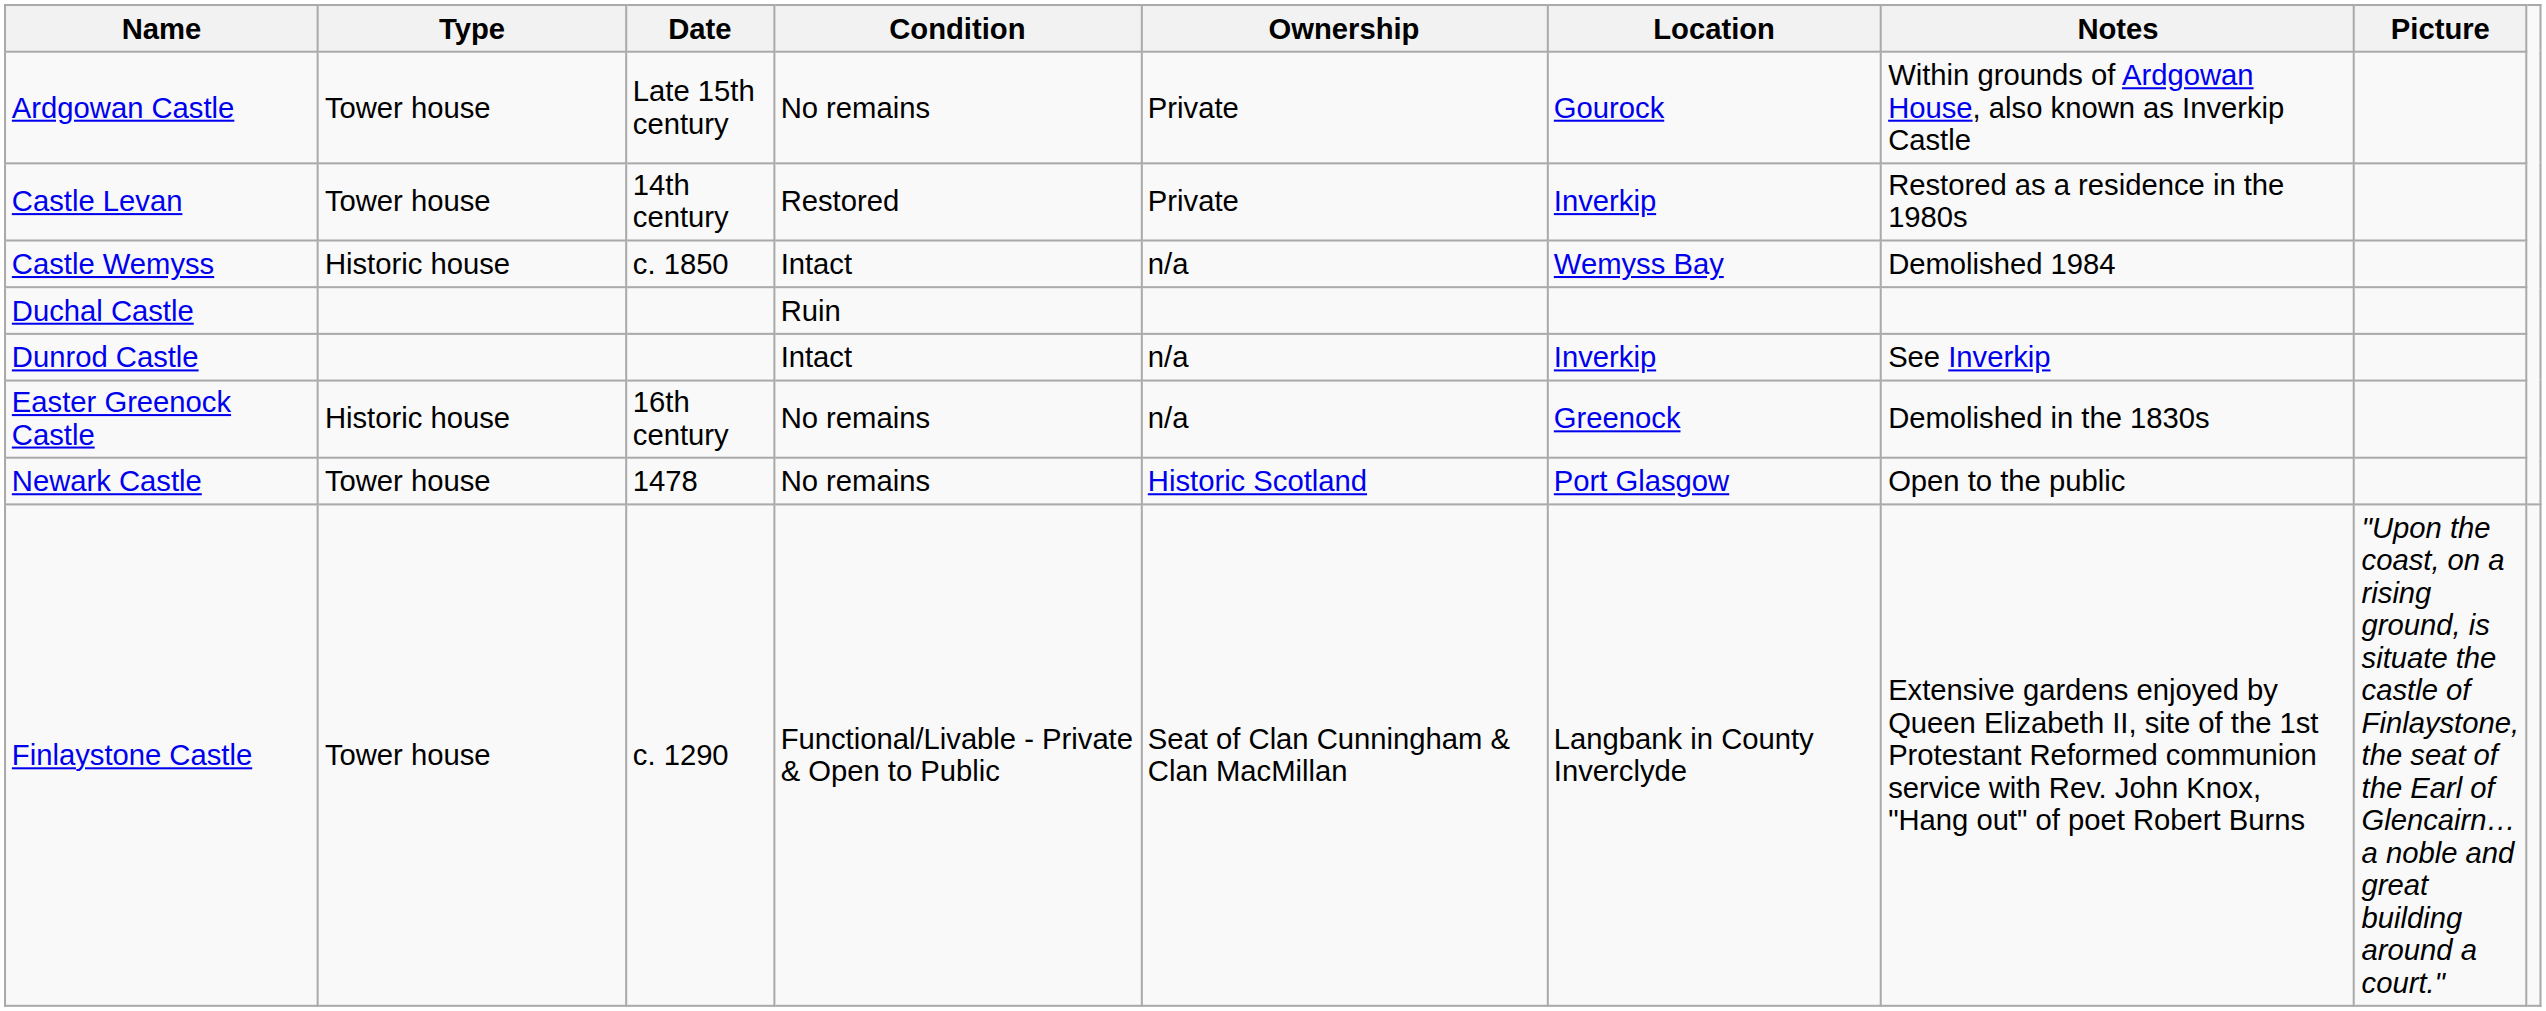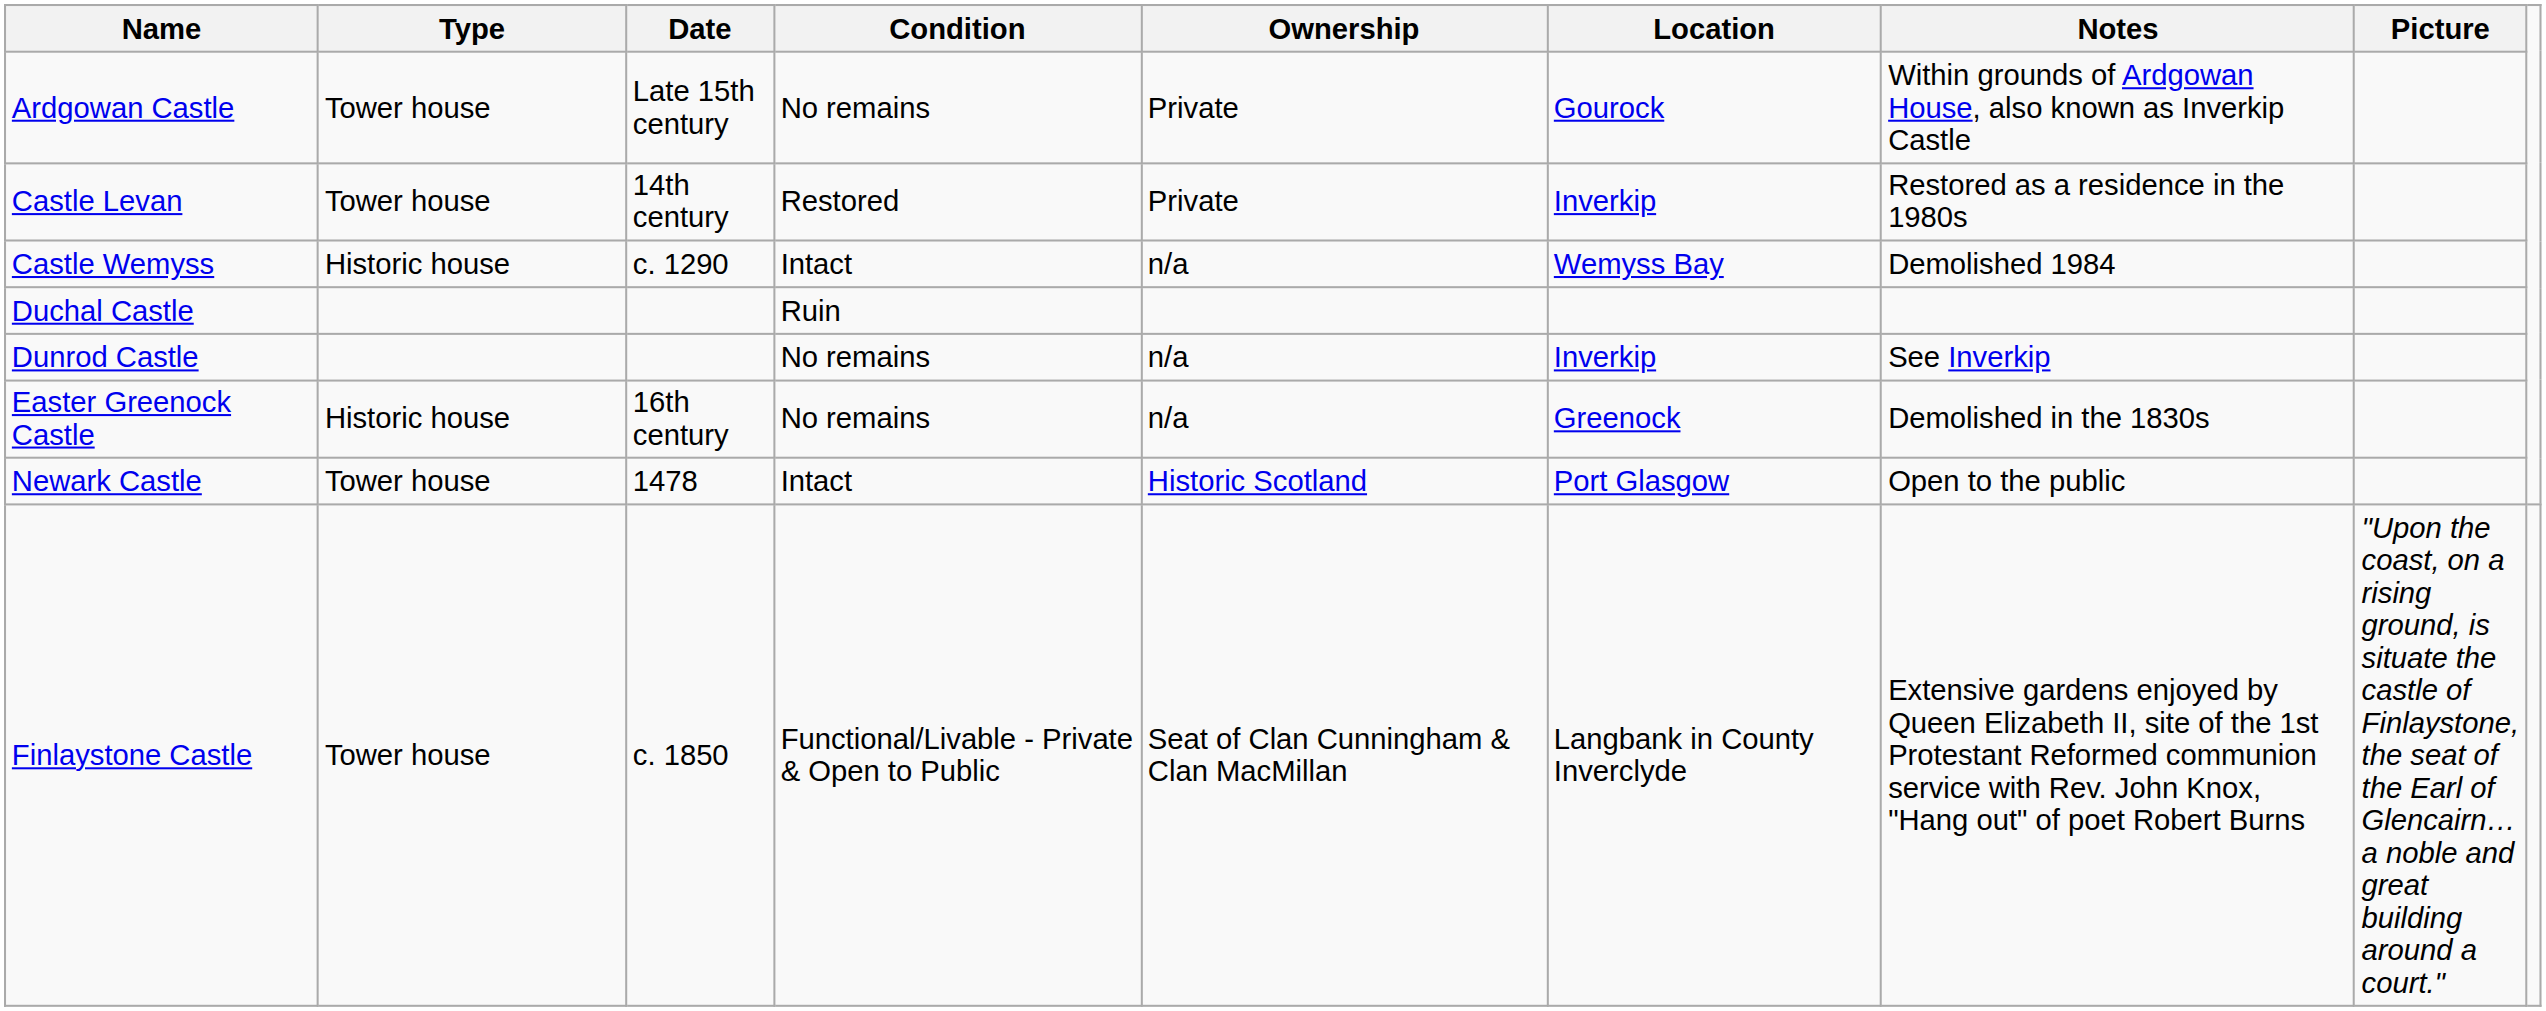(681, 264) c. 1850 -> (681, 264) c. 1290
(816, 357) Intact -> (855, 357) No remains
(855, 482) No remains -> (816, 482) Intact
(681, 755) c. 1290 -> (681, 755) c. 1850
